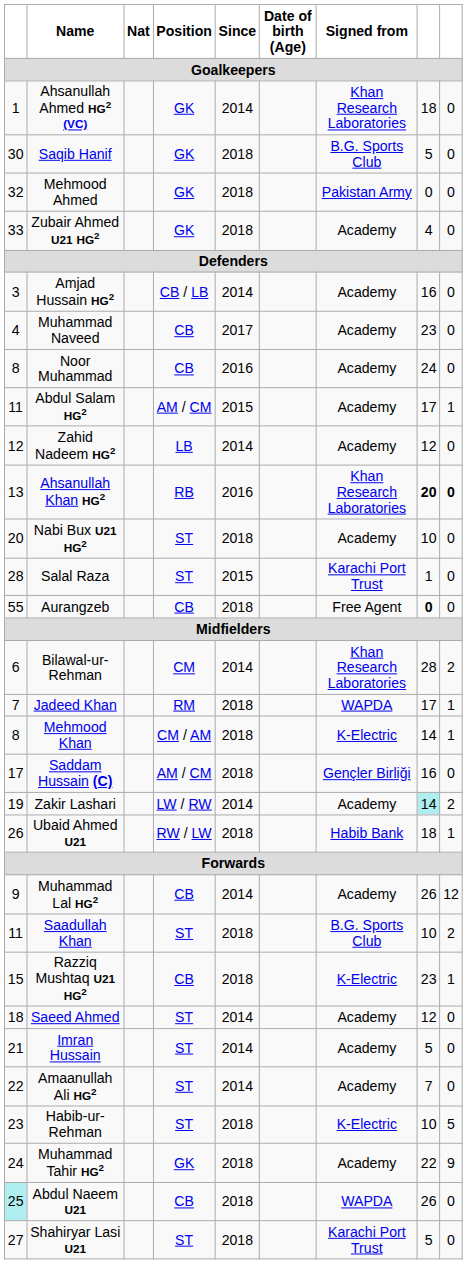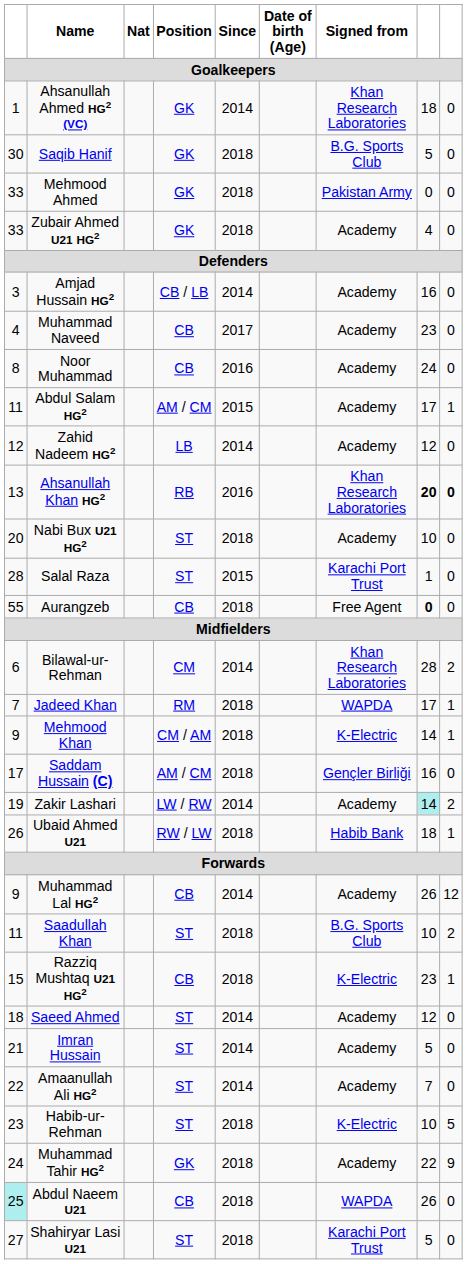(16, 192) 32 -> (16, 192) 33
(16, 736) 8 -> (16, 736) 9
